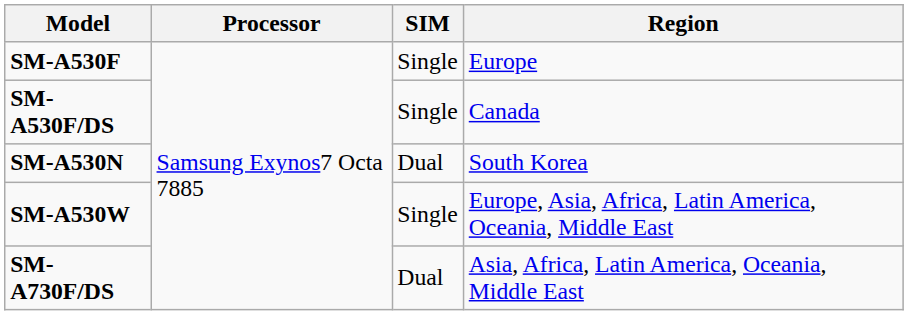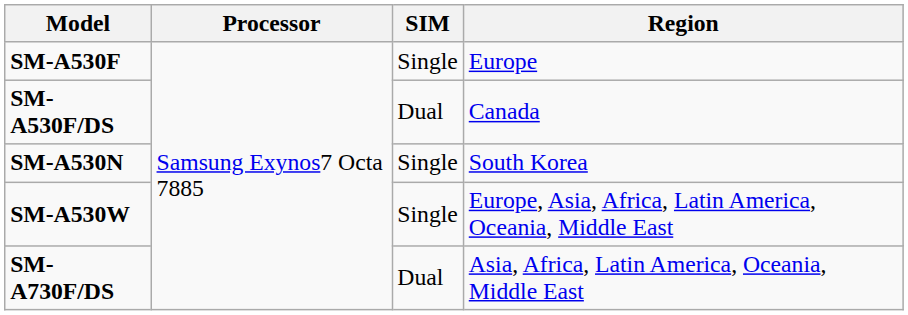(428, 111) Single -> (420, 111) Dual
(420, 162) Dual -> (428, 162) Single
